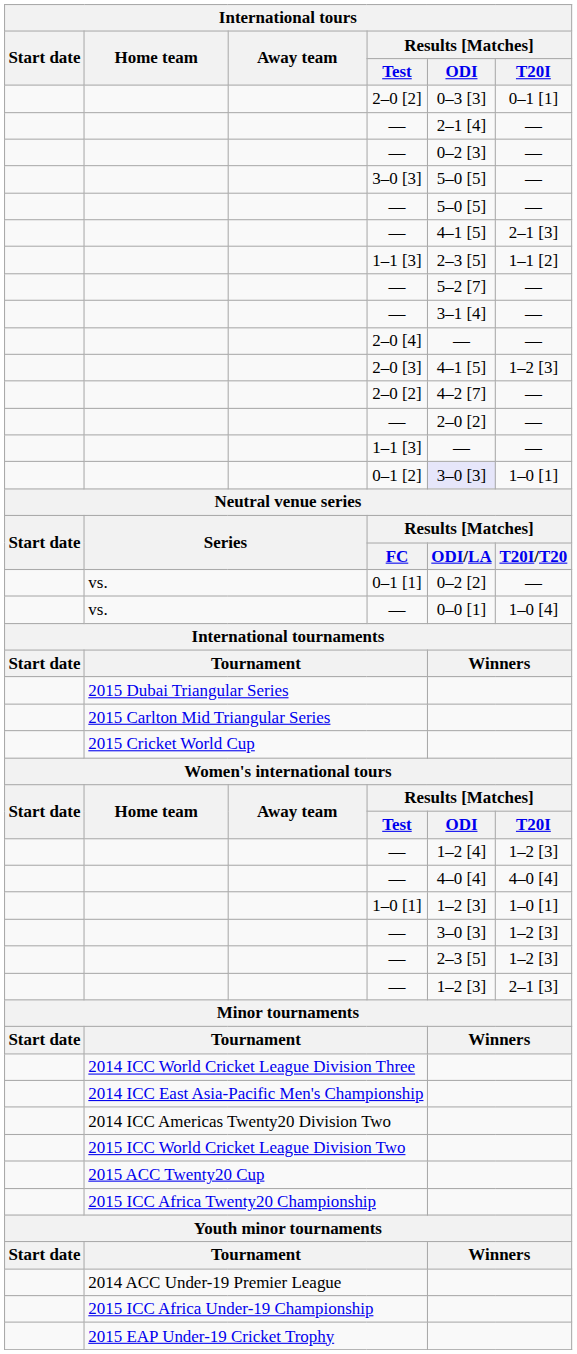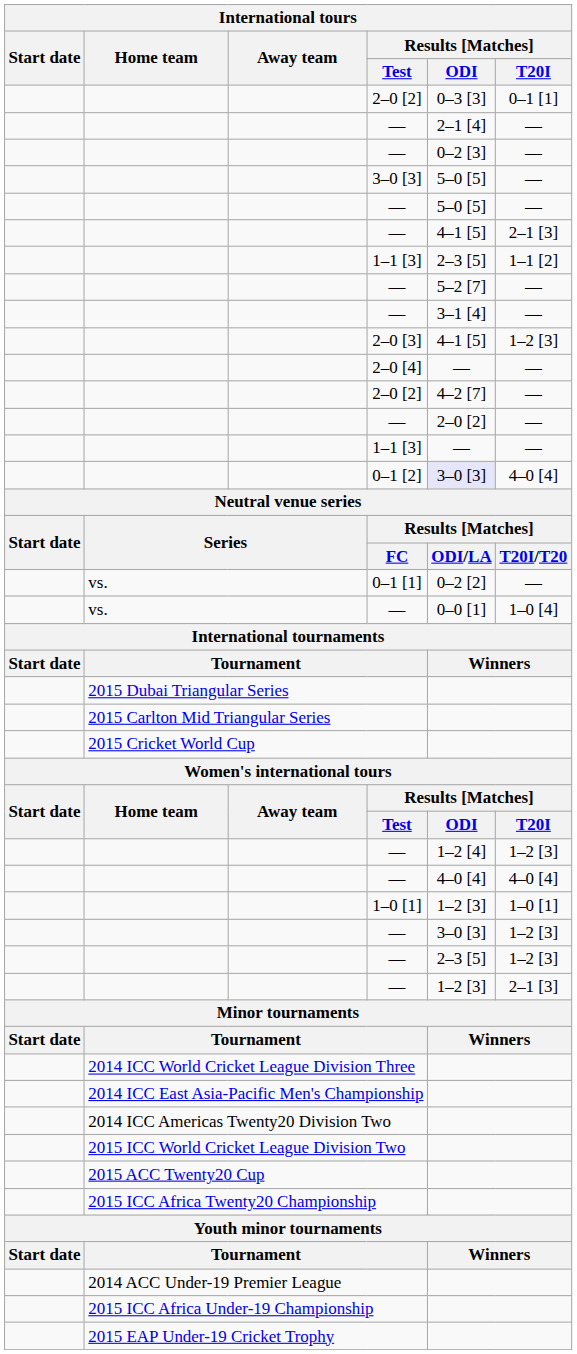rows swapped: (156, 341) <-> (156, 368)
(533, 475) 1–0 [1] -> (533, 475) 4–0 [4]
